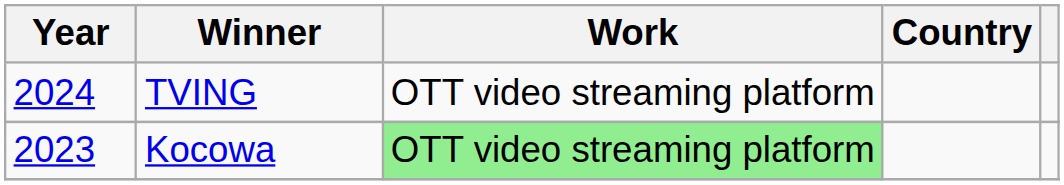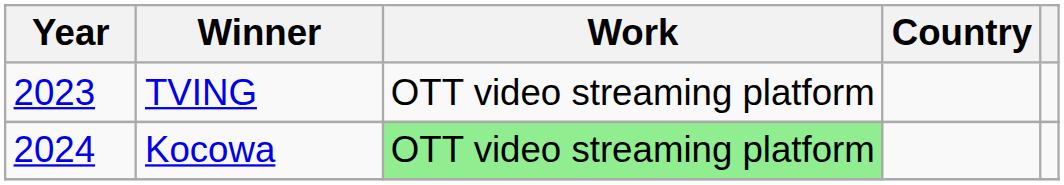(54, 91) 2024 -> (54, 91) 2023
(54, 149) 2023 -> (54, 149) 2024
